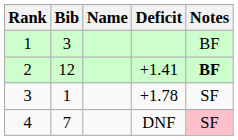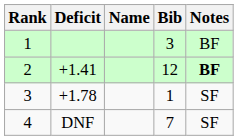columns swapped: (67, 17) <-> (159, 17)
(209, 122) pink background -> (209, 122) no background
